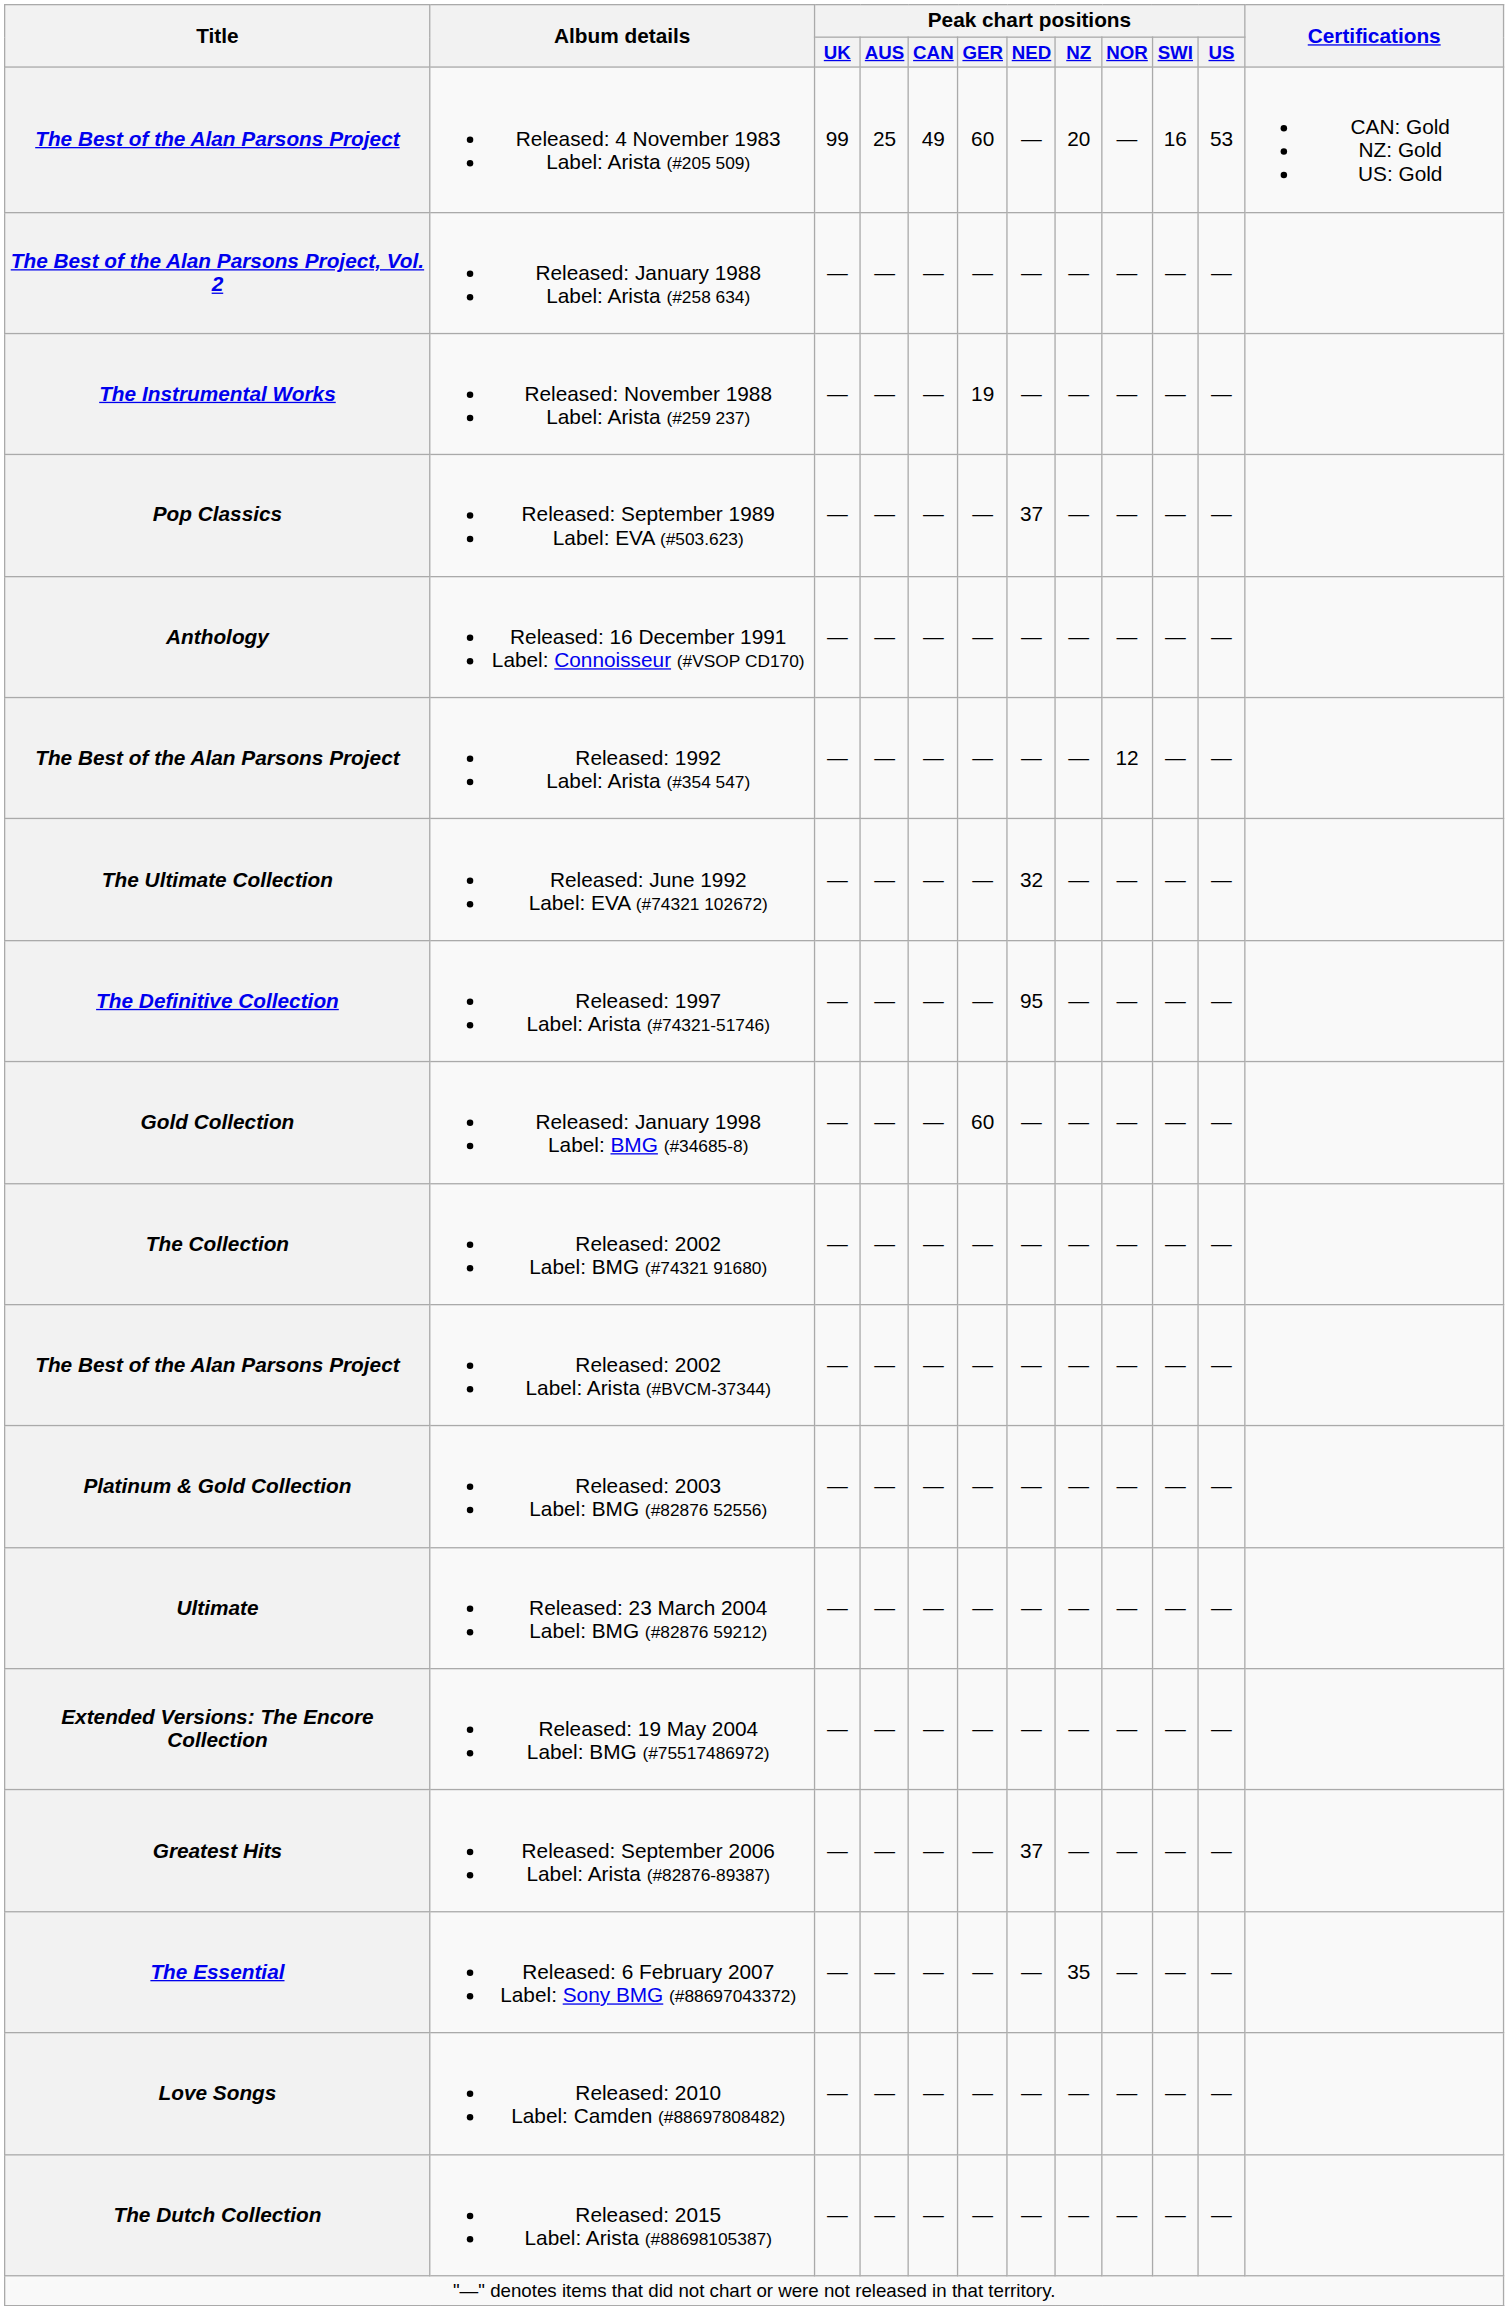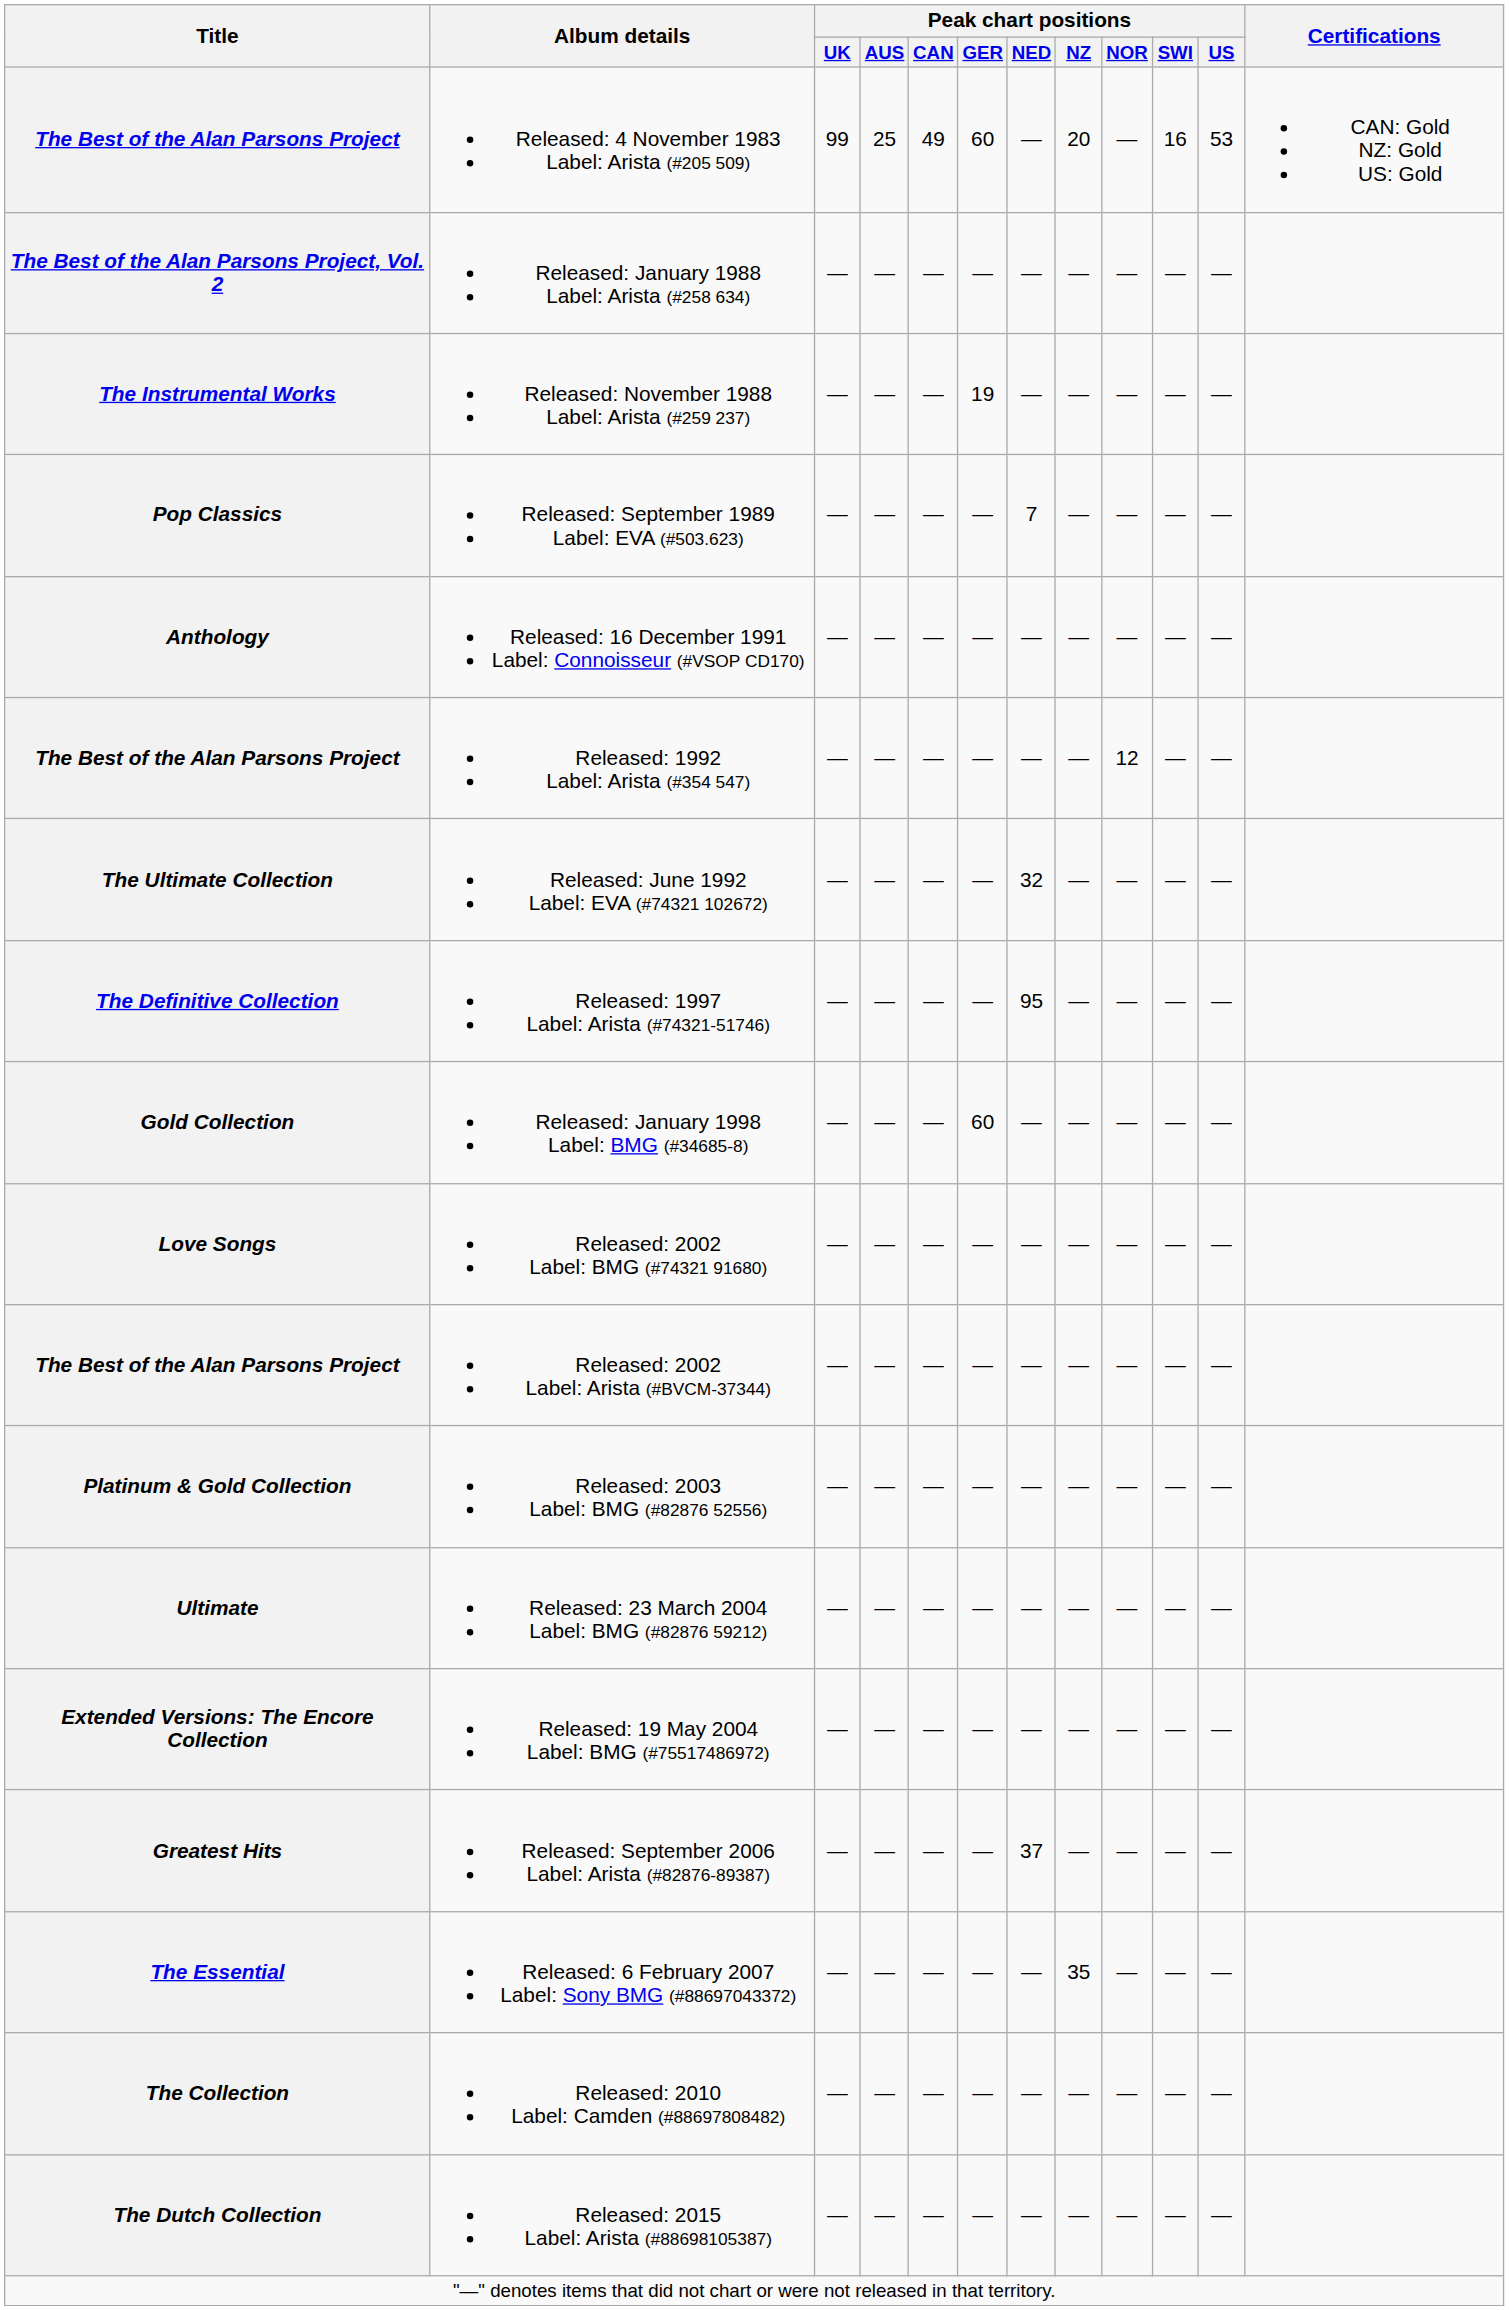(1031, 515) 37 -> (1031, 515) 7
(217, 1243) The Collection -> (217, 1243) Love Songs
(217, 2093) Love Songs -> (217, 2093) The Collection
